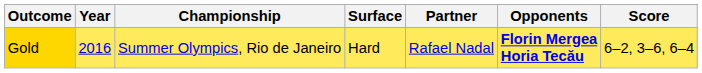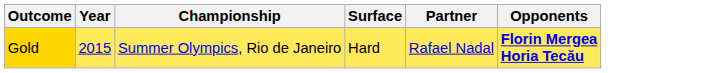- column: (649, 16)
(95, 47) 2016 -> (95, 47) 2015
